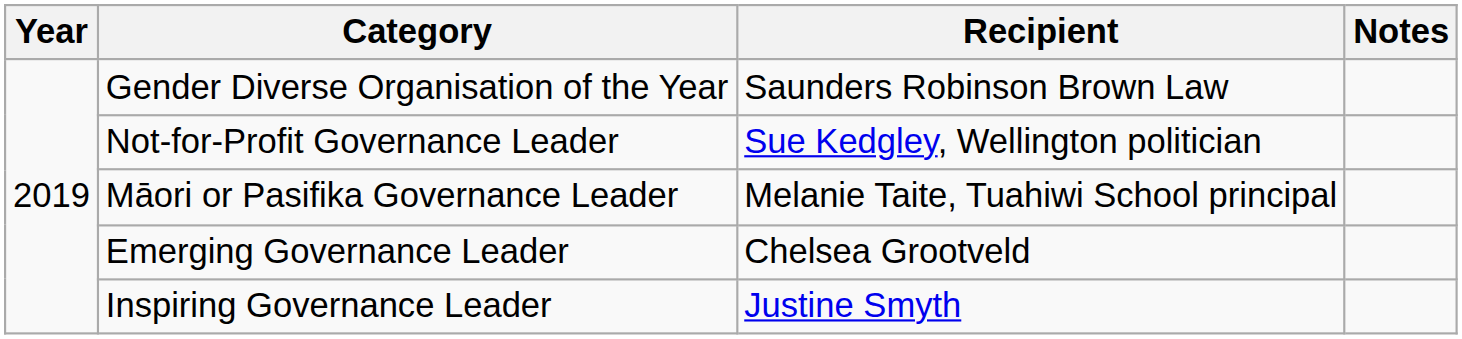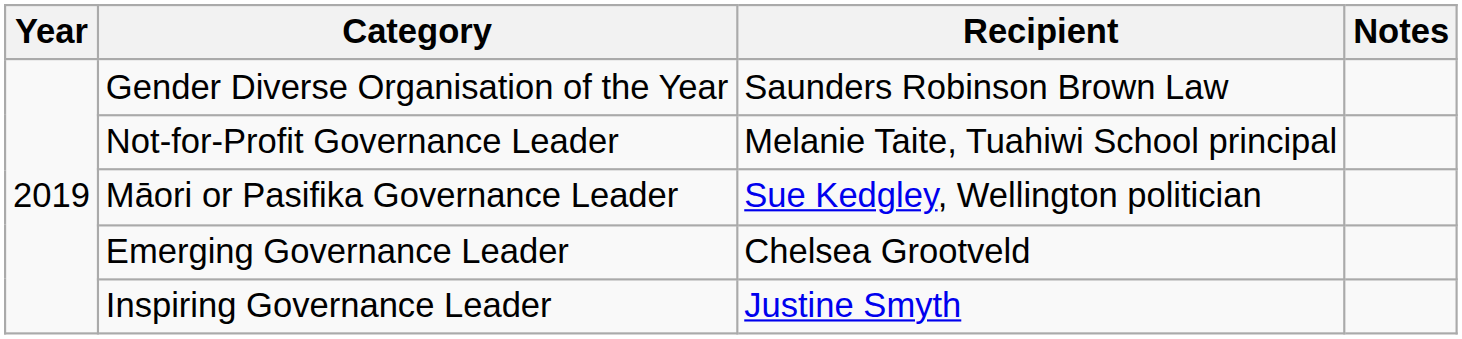(1003, 141) Sue Kedgley, Wellington politician -> (1041, 141) Melanie Taite, Tuahiwi School principal
(1041, 196) Melanie Taite, Tuahiwi School principal -> (1003, 196) Sue Kedgley, Wellington politician
